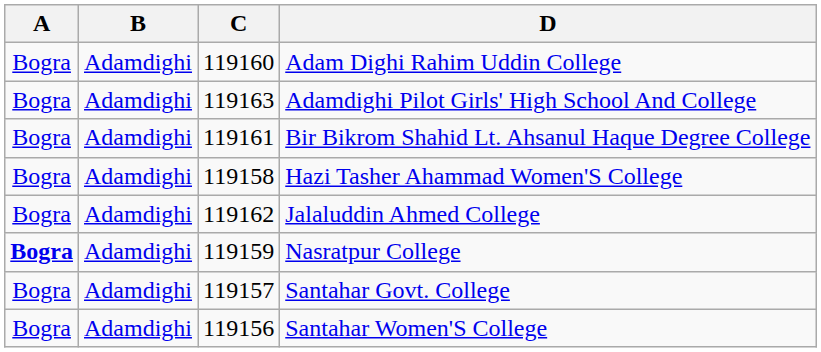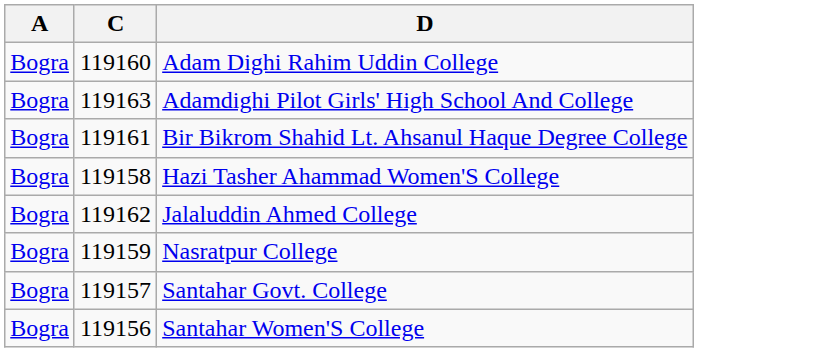- column: (138, 23)
(42, 251) bold -> (40, 251) normal
